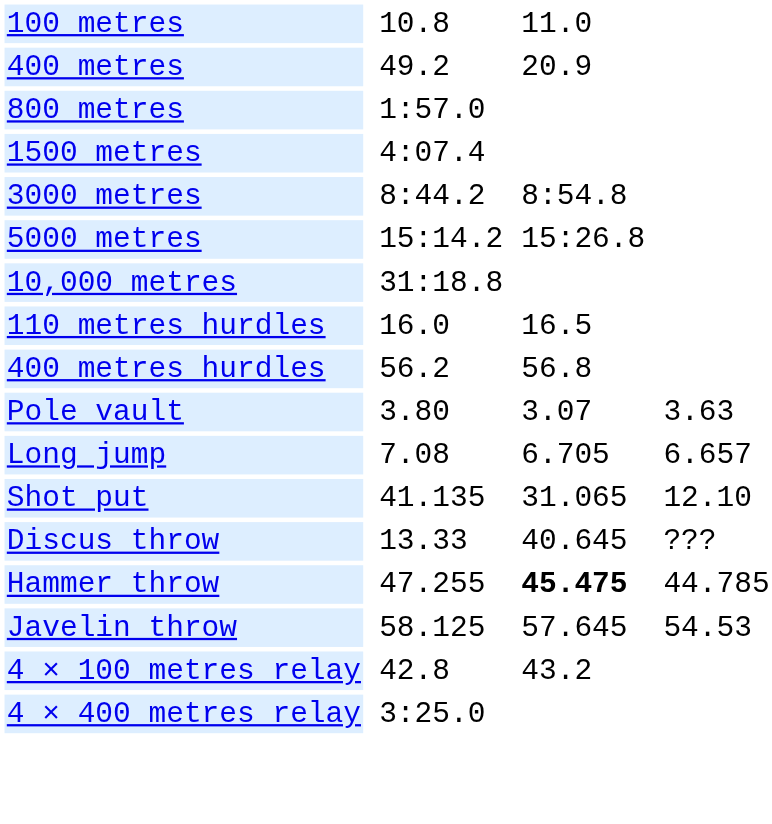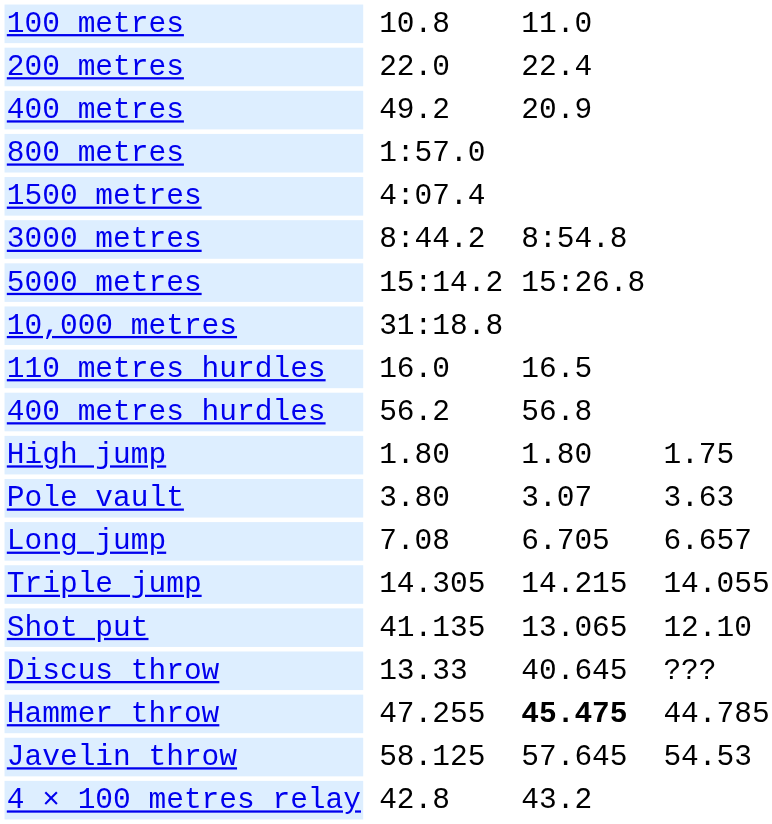+ row: (95, 67)
+ row: (87, 455)
+ row: (104, 585)
(574, 498) 31.065 -> (574, 628) 13.065
- row: (184, 714)
